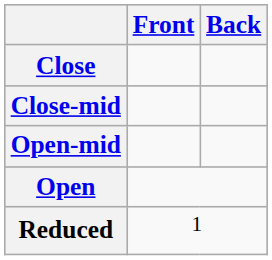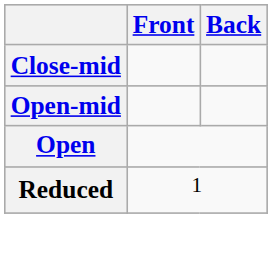- row: (66, 65)
